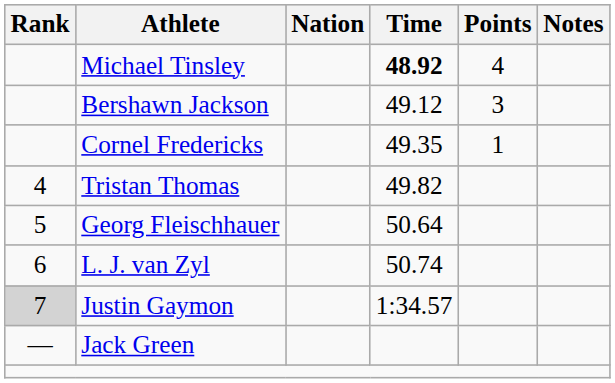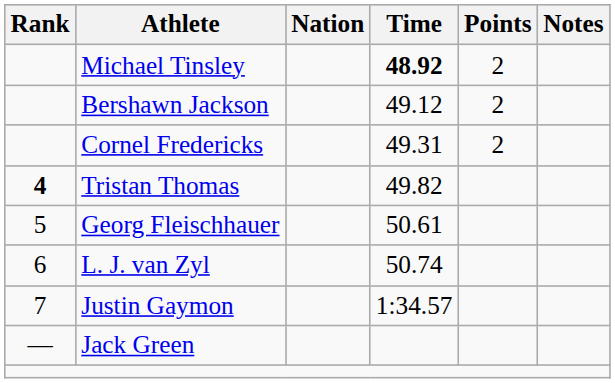(498, 64) 4 -> (498, 64) 2
(498, 104) 3 -> (498, 104) 2
(414, 144) 49.35 -> (414, 144) 49.31
(498, 144) 1 -> (498, 144) 2
(40, 184) normal -> (40, 184) bold
(414, 225) 50.64 -> (414, 225) 50.61
(40, 305) lightgrey background -> (40, 305) no background
